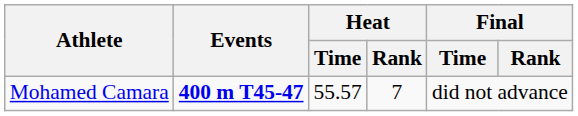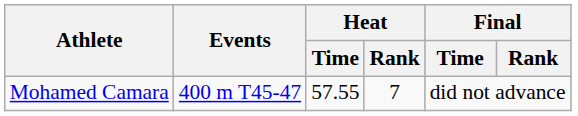(241, 93) bold -> (240, 93) normal
(338, 93) 55.57 -> (335, 93) 57.55
